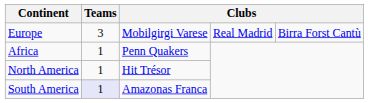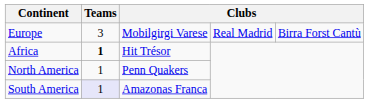(100, 51) normal -> (100, 51) bold
(155, 51) Penn Quakers -> (146, 51) Hit Trésor
(146, 70) Hit Trésor -> (155, 70) Penn Quakers
